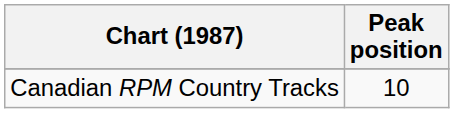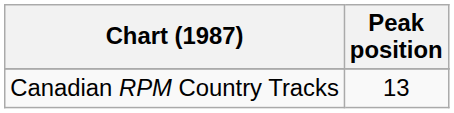(396, 88) 10 -> (396, 88) 13
